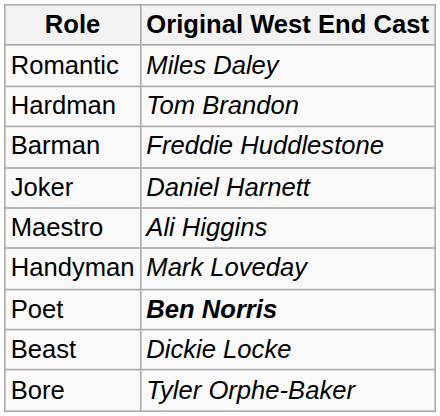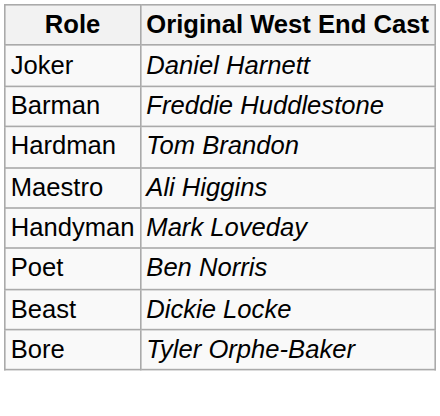- row: (65, 65)
rows swapped: (42, 187) <-> (63, 106)
(212, 308) bold -> (207, 268) normal
